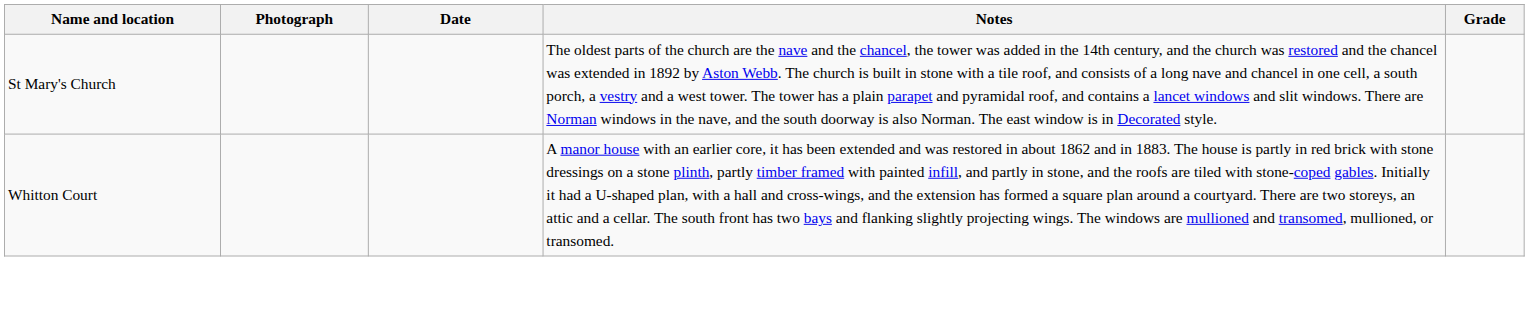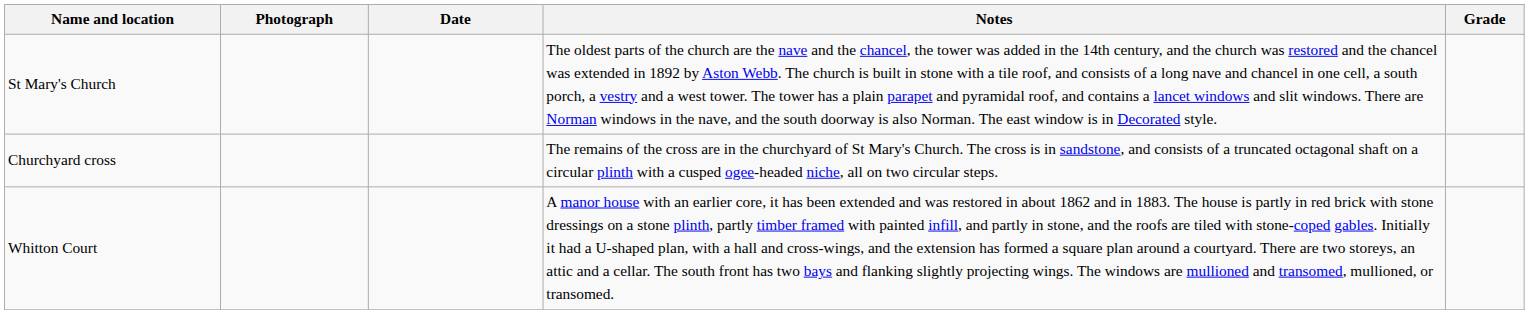+ row: (62, 160)
